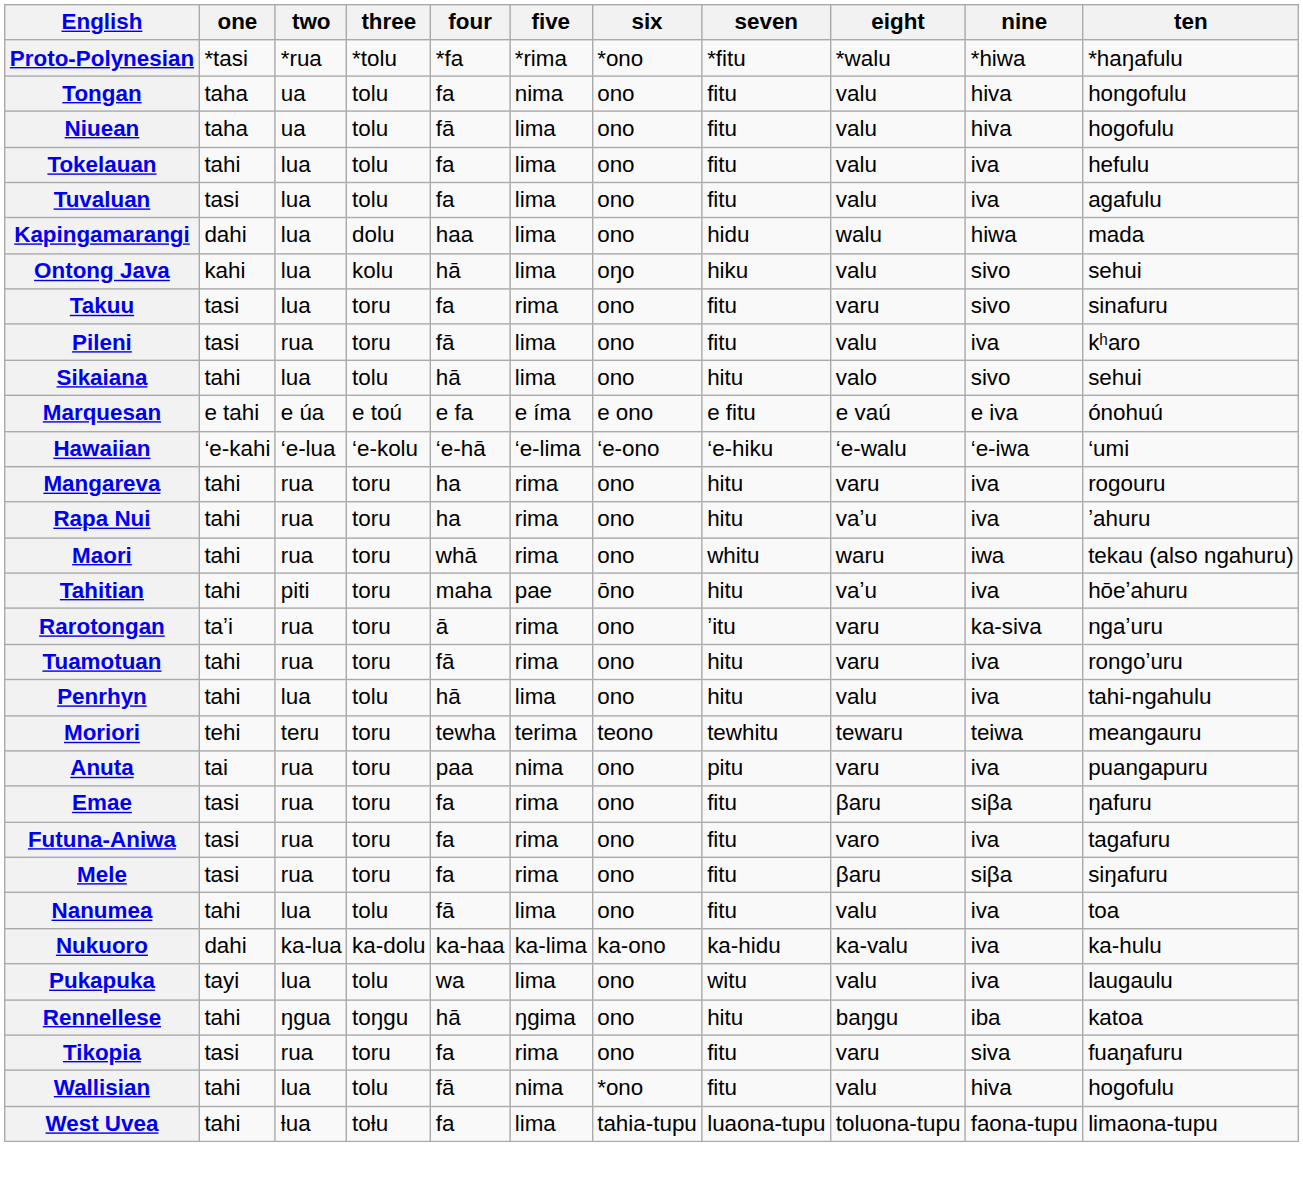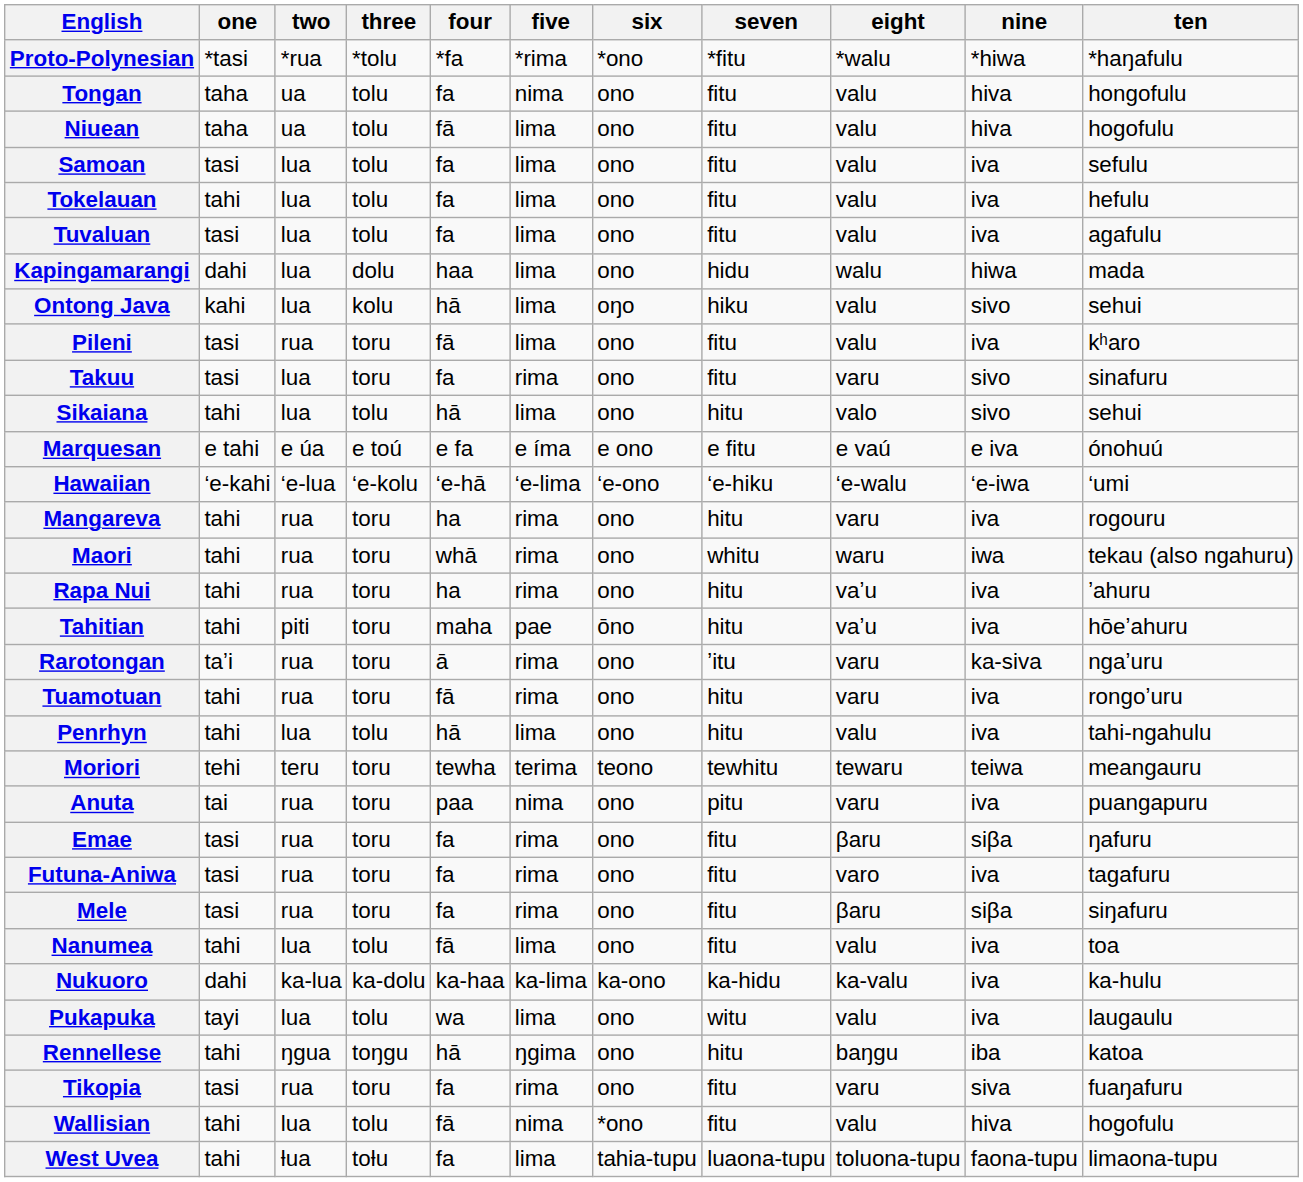+ row: (102, 164)
rows swapped: (102, 306) <-> (102, 341)
rows swapped: (102, 519) <-> (102, 555)
